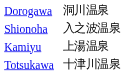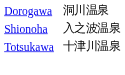- row: (23, 46)
